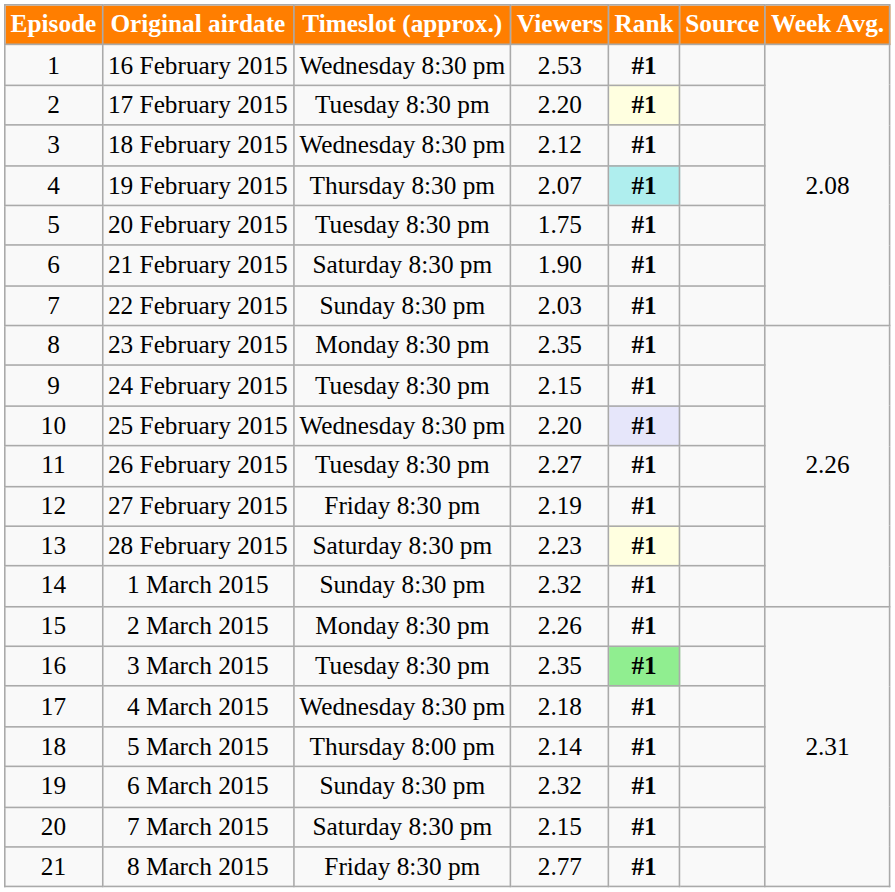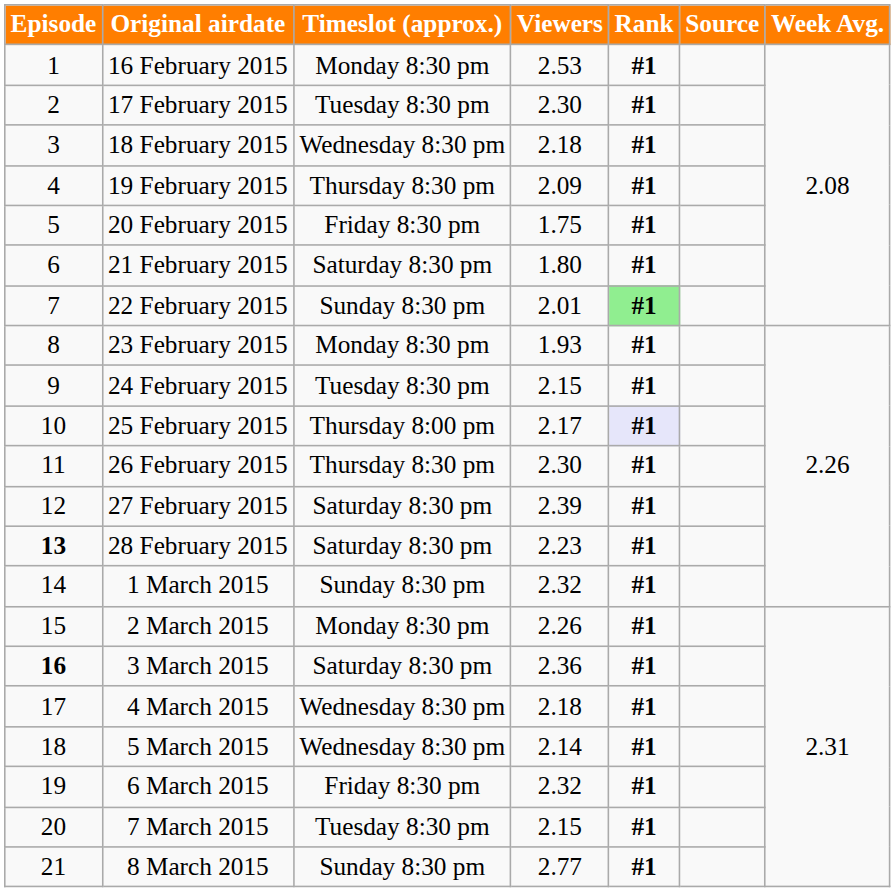(402, 64) Wednesday 8:30 pm -> (402, 64) Monday 8:30 pm
(560, 104) 2.20 -> (560, 104) 2.30
(644, 104) lightyellow background -> (644, 104) no background
(560, 144) 2.12 -> (560, 144) 2.18
(560, 184) 2.07 -> (560, 184) 2.09
(644, 184) paleturquoise background -> (644, 184) no background
(402, 225) Tuesday 8:30 pm -> (402, 225) Friday 8:30 pm
(560, 265) 1.90 -> (560, 265) 1.80
(560, 305) 2.03 -> (560, 305) 2.01
(644, 305) no background -> (644, 305) lightgreen background
(560, 345) 2.35 -> (560, 345) 1.93
(402, 425) Wednesday 8:30 pm -> (402, 425) Thursday 8:00 pm
(560, 425) 2.20 -> (560, 425) 2.17
(402, 465) Tuesday 8:30 pm -> (402, 465) Thursday 8:30 pm
(560, 465) 2.27 -> (560, 465) 2.30
(402, 505) Friday 8:30 pm -> (402, 505) Saturday 8:30 pm
(560, 505) 2.19 -> (560, 505) 2.39
(53, 545) normal -> (53, 545) bold
(644, 545) lightyellow background -> (644, 545) no background
(53, 666) normal -> (53, 666) bold
(402, 666) Tuesday 8:30 pm -> (402, 666) Saturday 8:30 pm
(560, 666) 2.35 -> (560, 666) 2.36
(644, 666) lightgreen background -> (644, 666) no background
(402, 746) Thursday 8:00 pm -> (402, 746) Wednesday 8:30 pm
(402, 786) Sunday 8:30 pm -> (402, 786) Friday 8:30 pm
(402, 826) Saturday 8:30 pm -> (402, 826) Tuesday 8:30 pm
(402, 866) Friday 8:30 pm -> (402, 866) Sunday 8:30 pm
